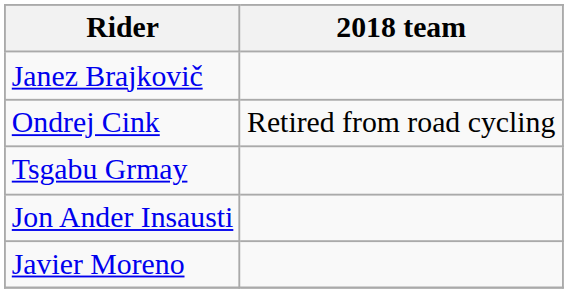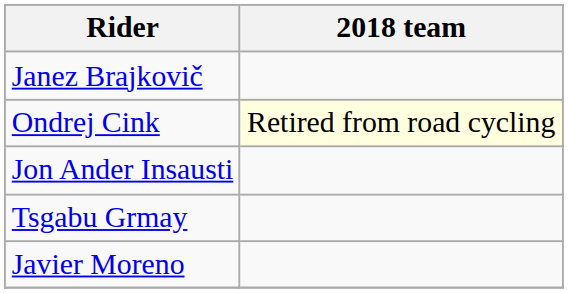(401, 122) no background -> (401, 122) lightyellow background
rows swapped: (100, 169) <-> (123, 216)
